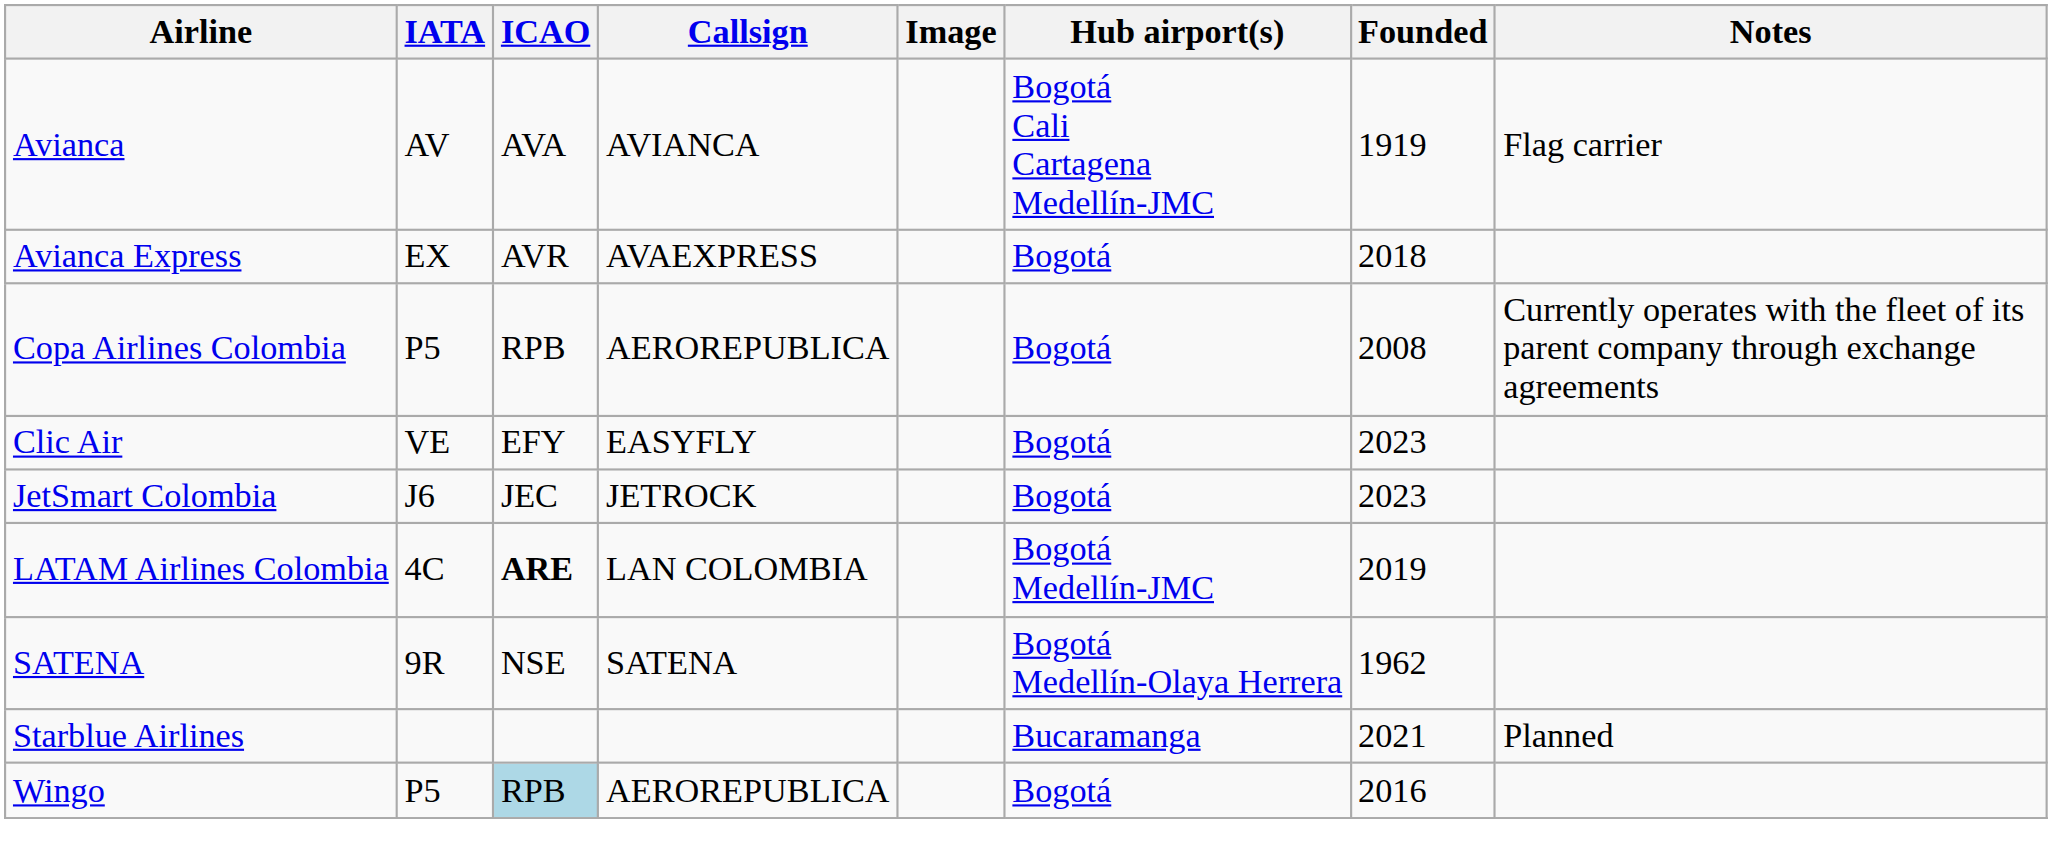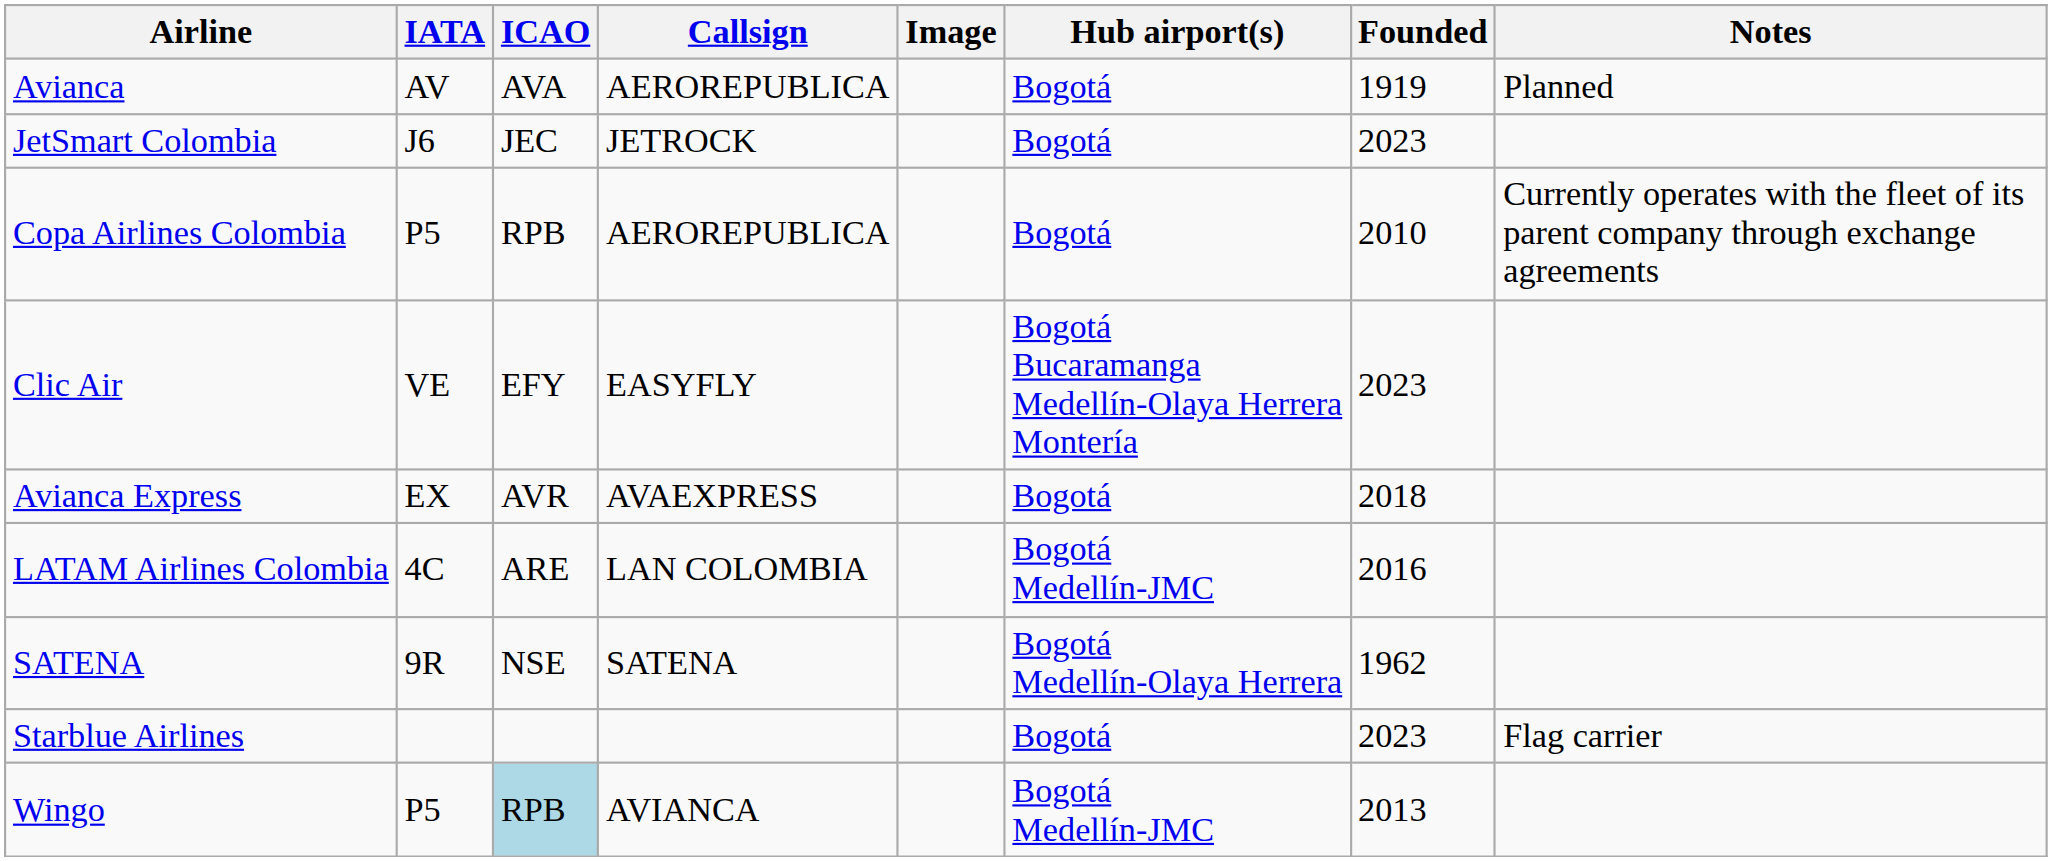(683, 143) AVIANCA -> (748, 85) AEROREPUBLICA
(1113, 143) Bogotá Cali Cartagena Medellín-JMC -> (1062, 85) Bogotá
(1583, 143) Flag carrier -> (1558, 85) Planned
rows swapped: (127, 255) <-> (145, 495)
(1392, 348) 2008 -> (1392, 233) 2010
(1062, 441) Bogotá -> (1177, 383) Bogotá Bucaramanga Medellín-Olaya Herrera Montería
(537, 569) bold -> (535, 569) normal
(1392, 569) 2019 -> (1392, 569) 2016
(1106, 735) Bucaramanga -> (1062, 735) Bogotá
(1392, 735) 2021 -> (1392, 735) 2023
(1558, 735) Planned -> (1583, 735) Flag carrier
(748, 790) AEROREPUBLICA -> (683, 809) AVIANCA
(1062, 790) Bogotá -> (1113, 809) Bogotá Medellín-JMC
(1392, 790) 2016 -> (1392, 809) 2013
